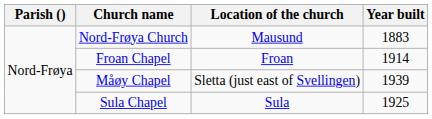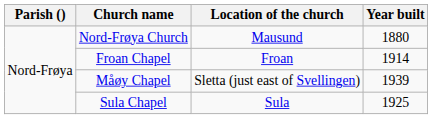(395, 37) 1883 -> (395, 37) 1880
